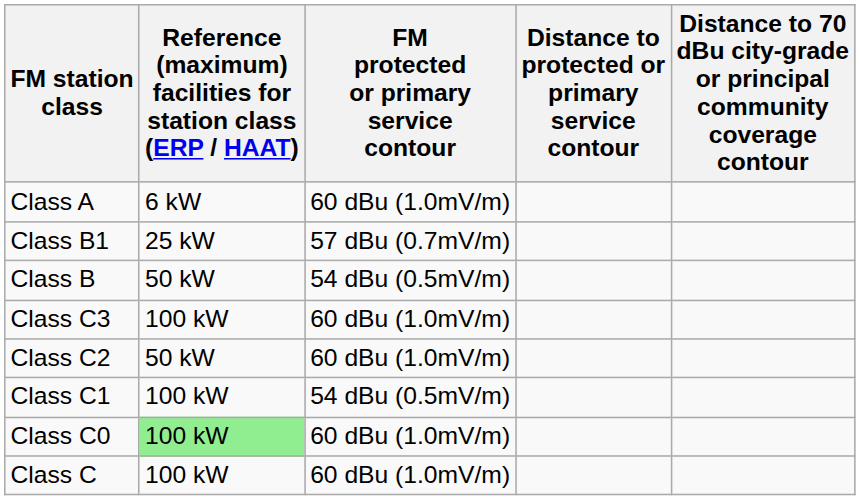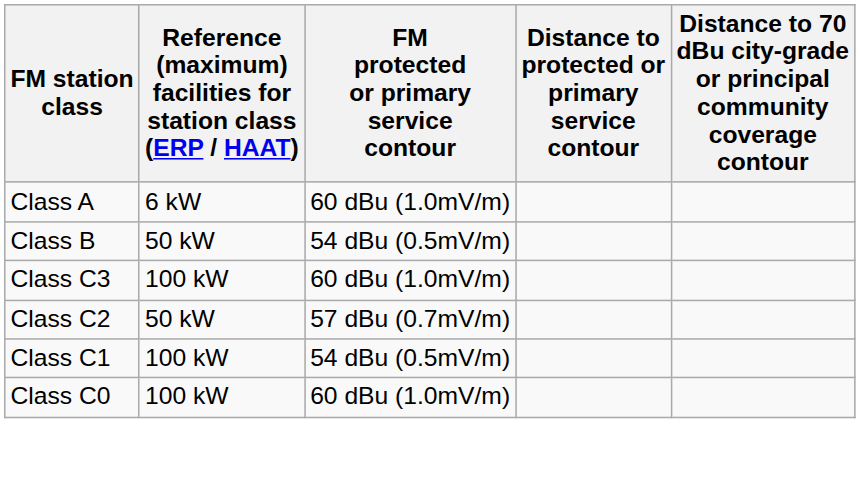- row: (60, 240)
(410, 358) 60 dBu (1.0mV/m) -> (410, 318) 57 dBu (0.7mV/m)
(187, 436) lightgreen background -> (187, 397) no background
- row: (54, 475)
